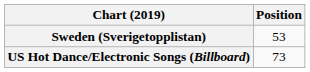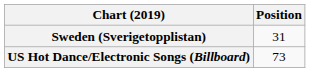(279, 36) 53 -> (279, 36) 31
